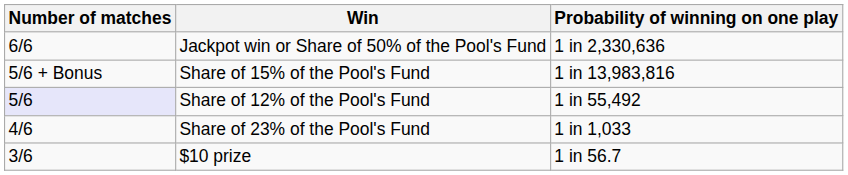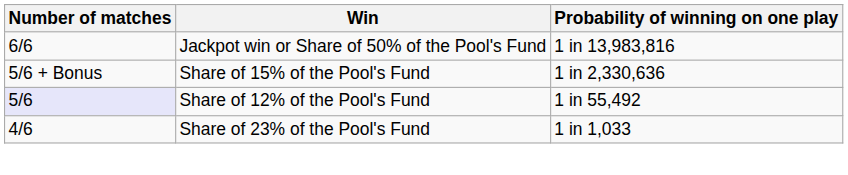(610, 45) 1 in 2,330,636 -> (614, 45) 1 in 13,983,816
(614, 73) 1 in 13,983,816 -> (610, 73) 1 in 2,330,636
- row: (215, 156)
